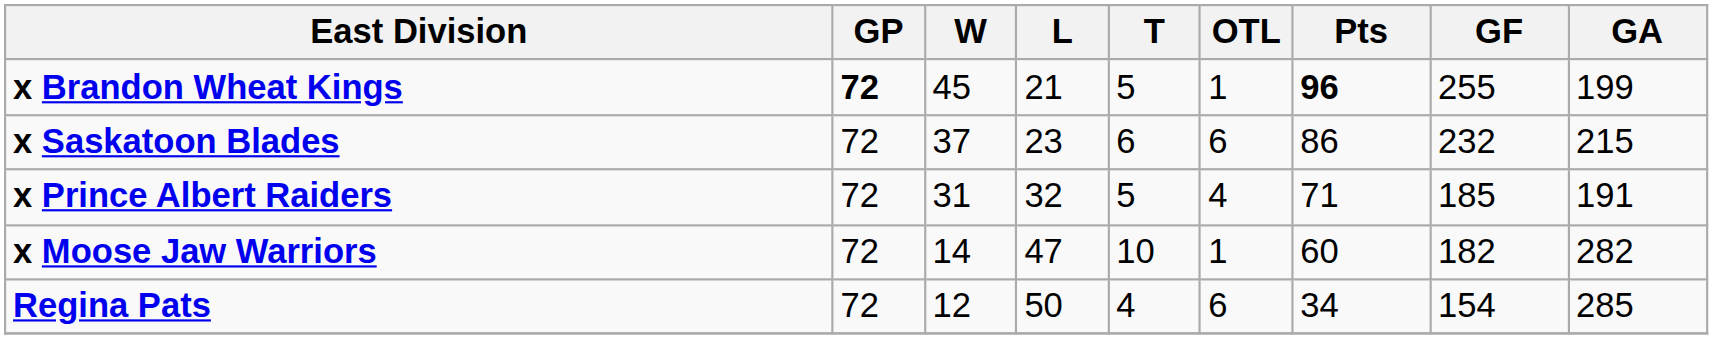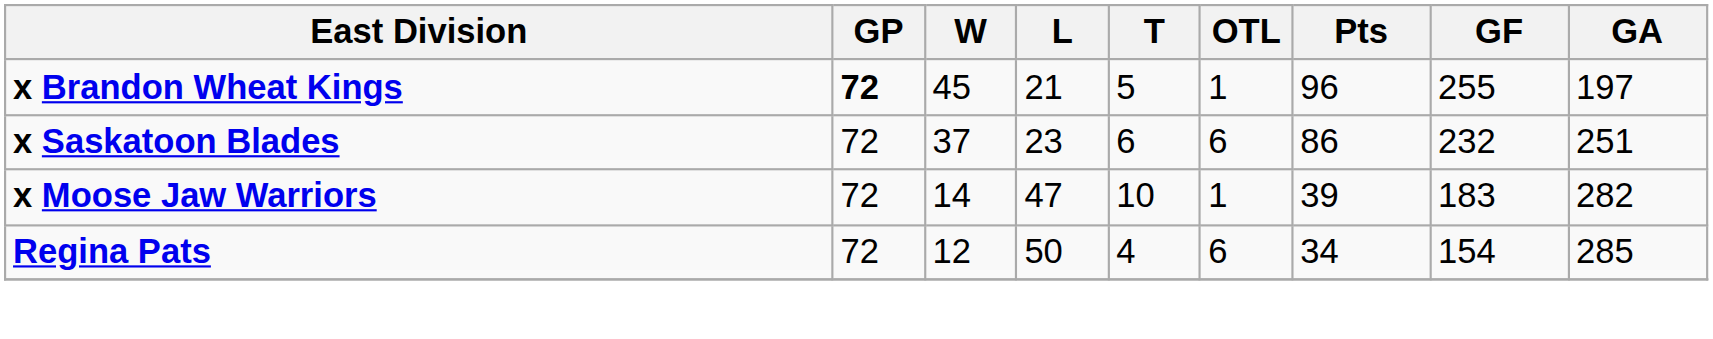(1319, 86) bold -> (1319, 86) normal
(1605, 86) 199 -> (1605, 86) 197
(1605, 141) 215 -> (1605, 141) 251
- row: (203, 196)
(1319, 251) 60 -> (1319, 196) 39
(1467, 251) 182 -> (1467, 196) 183
